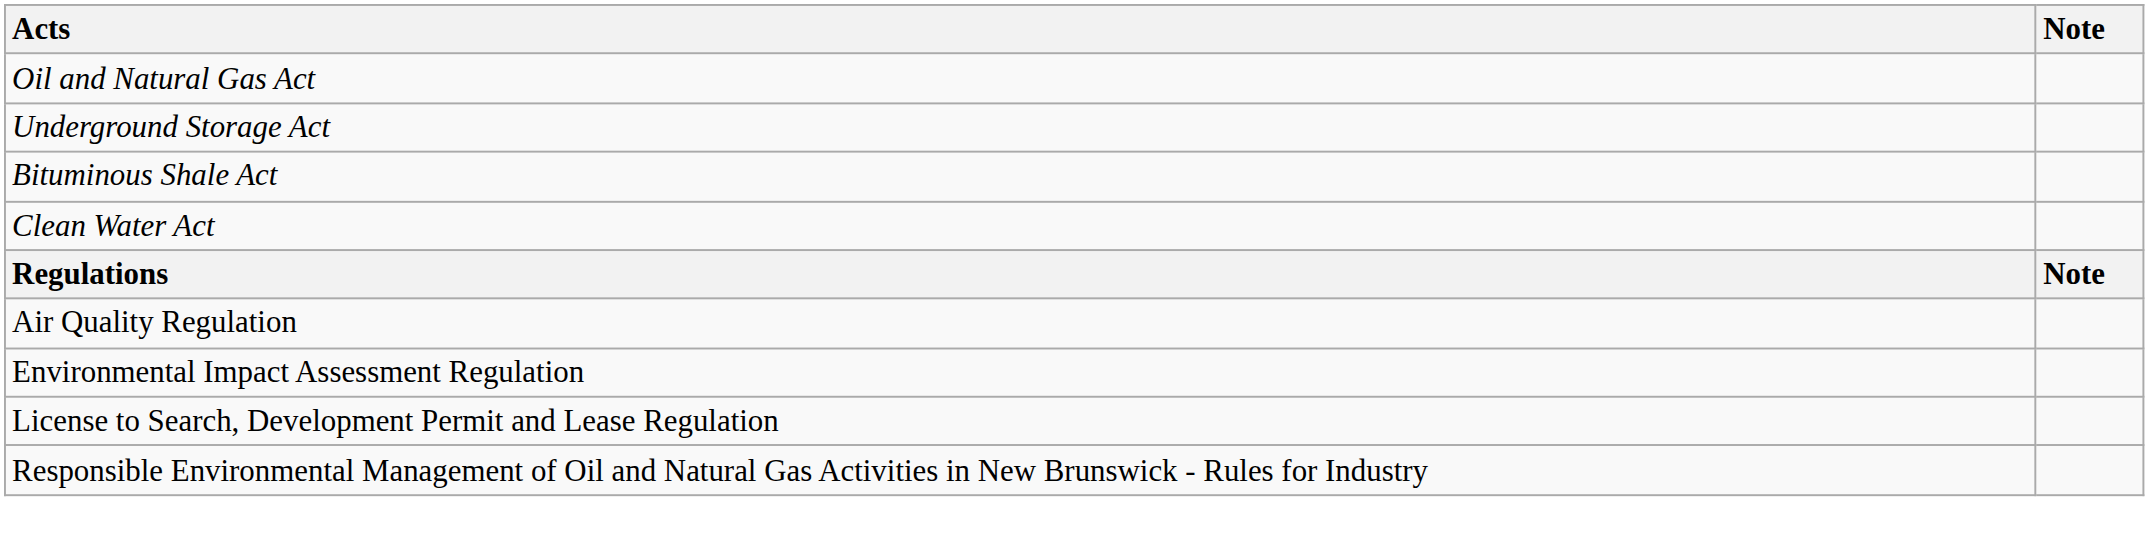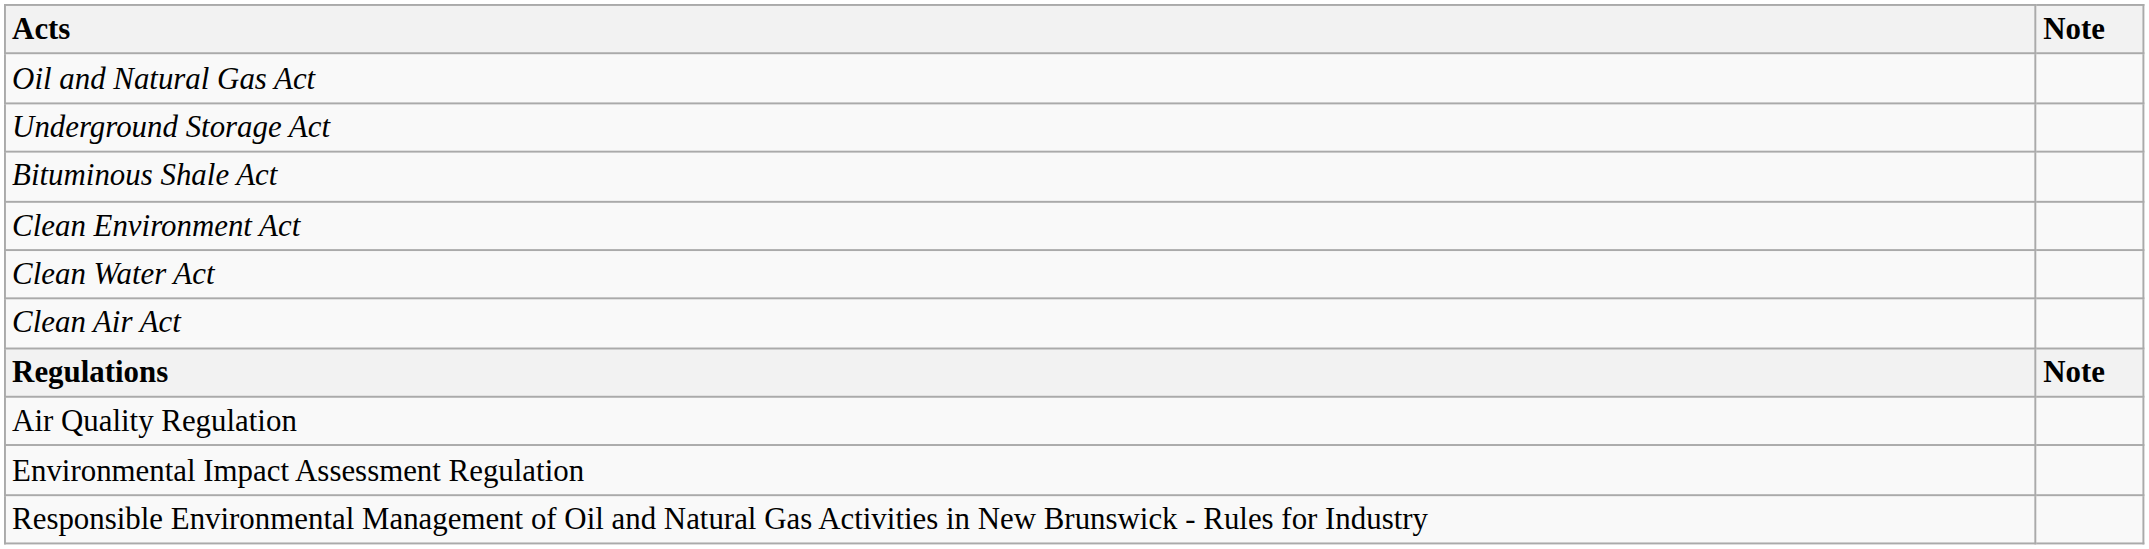+ row: (156, 224)
+ row: (96, 322)
- row: (395, 420)
